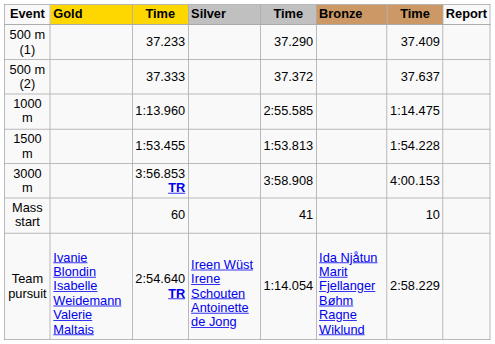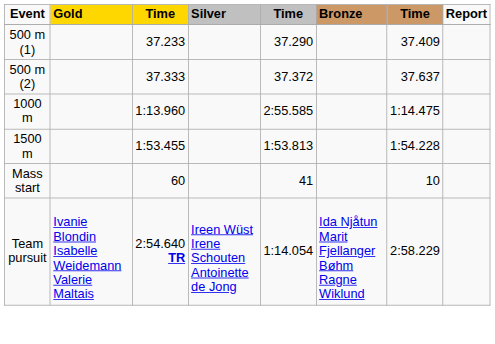- row: (27, 180)
